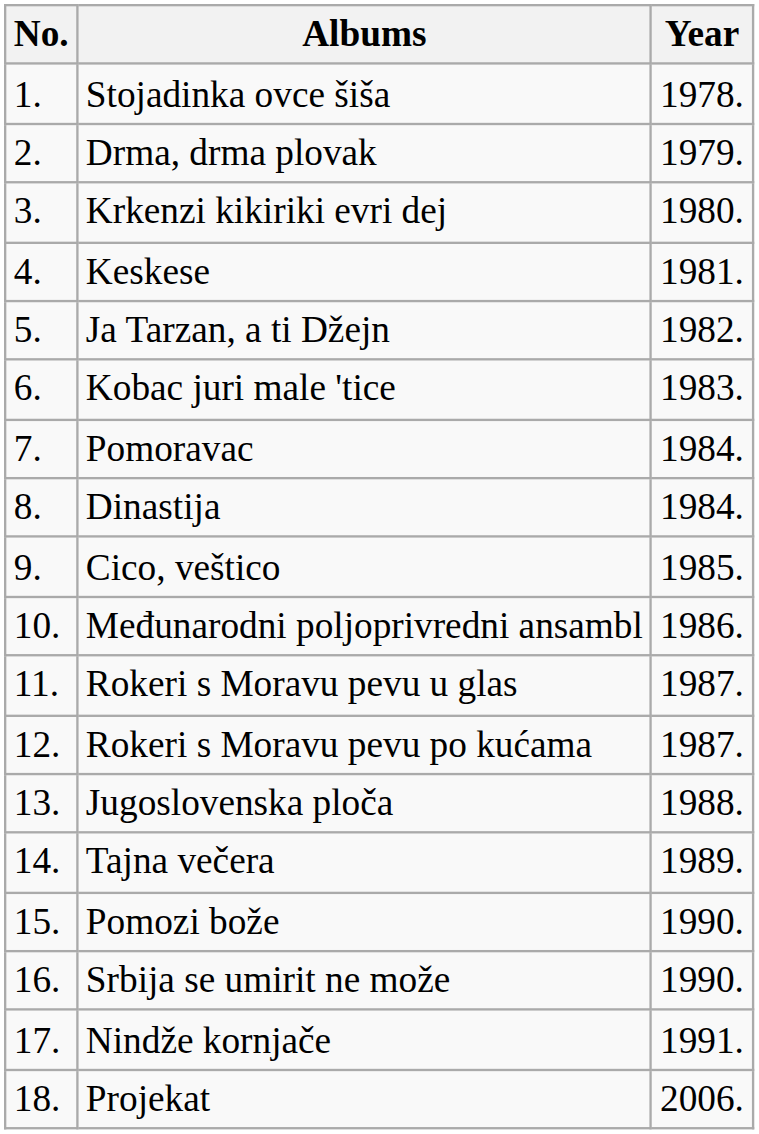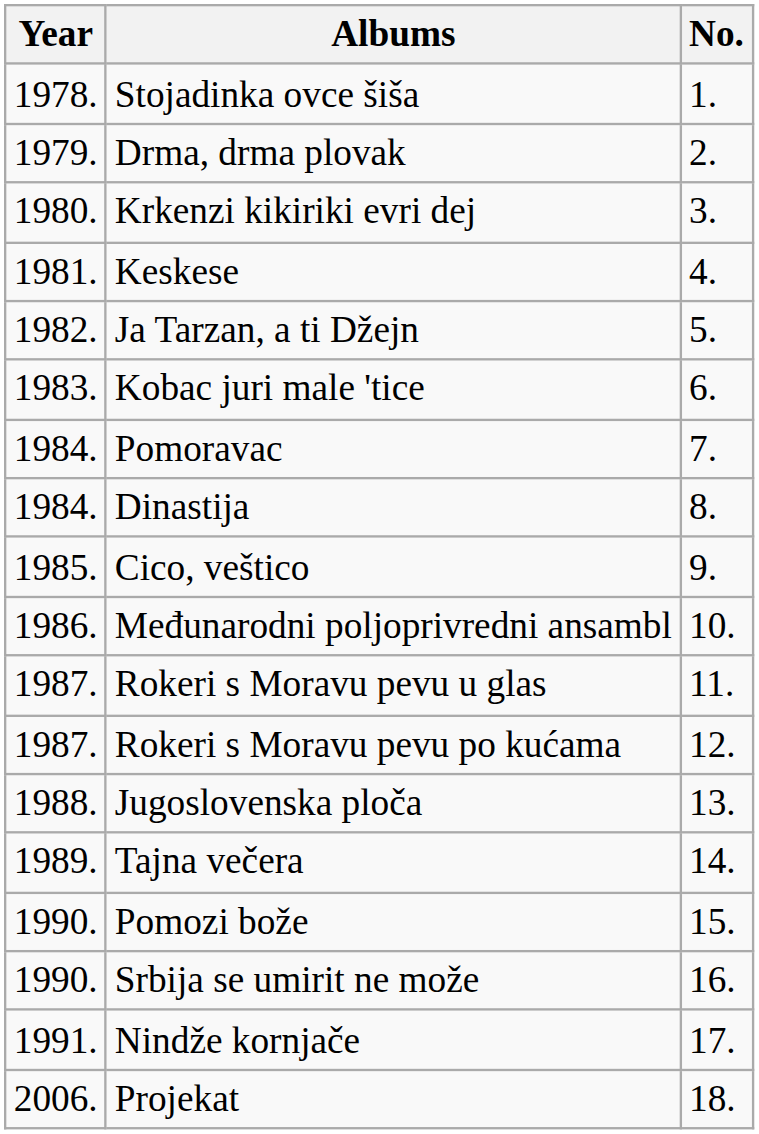columns swapped: (41, 34) <-> (702, 34)
